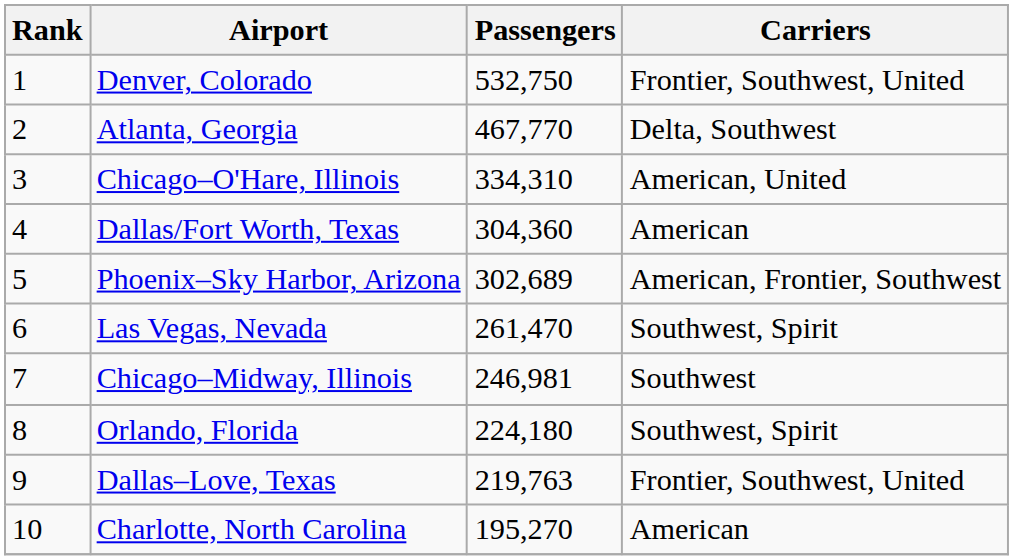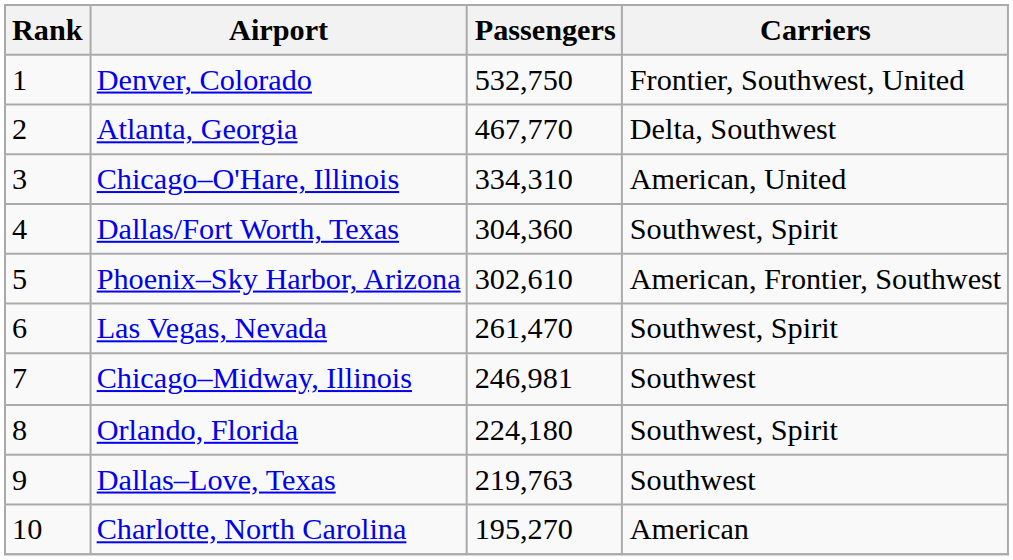(689, 229) American -> (734, 229) Southwest, Spirit
(524, 278) 302,689 -> (524, 278) 302,610
(797, 478) Frontier, Southwest, United -> (693, 478) Southwest
